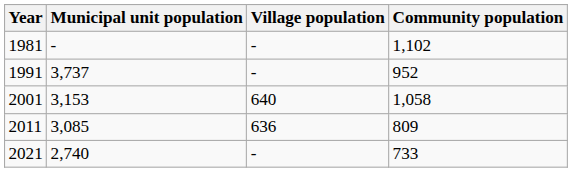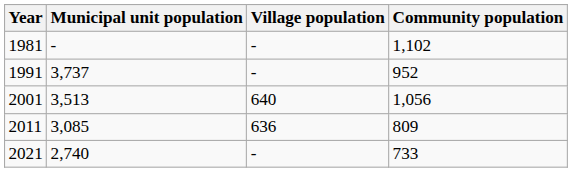(70, 99) 3,153 -> (70, 99) 3,513
(412, 99) 1,058 -> (412, 99) 1,056
